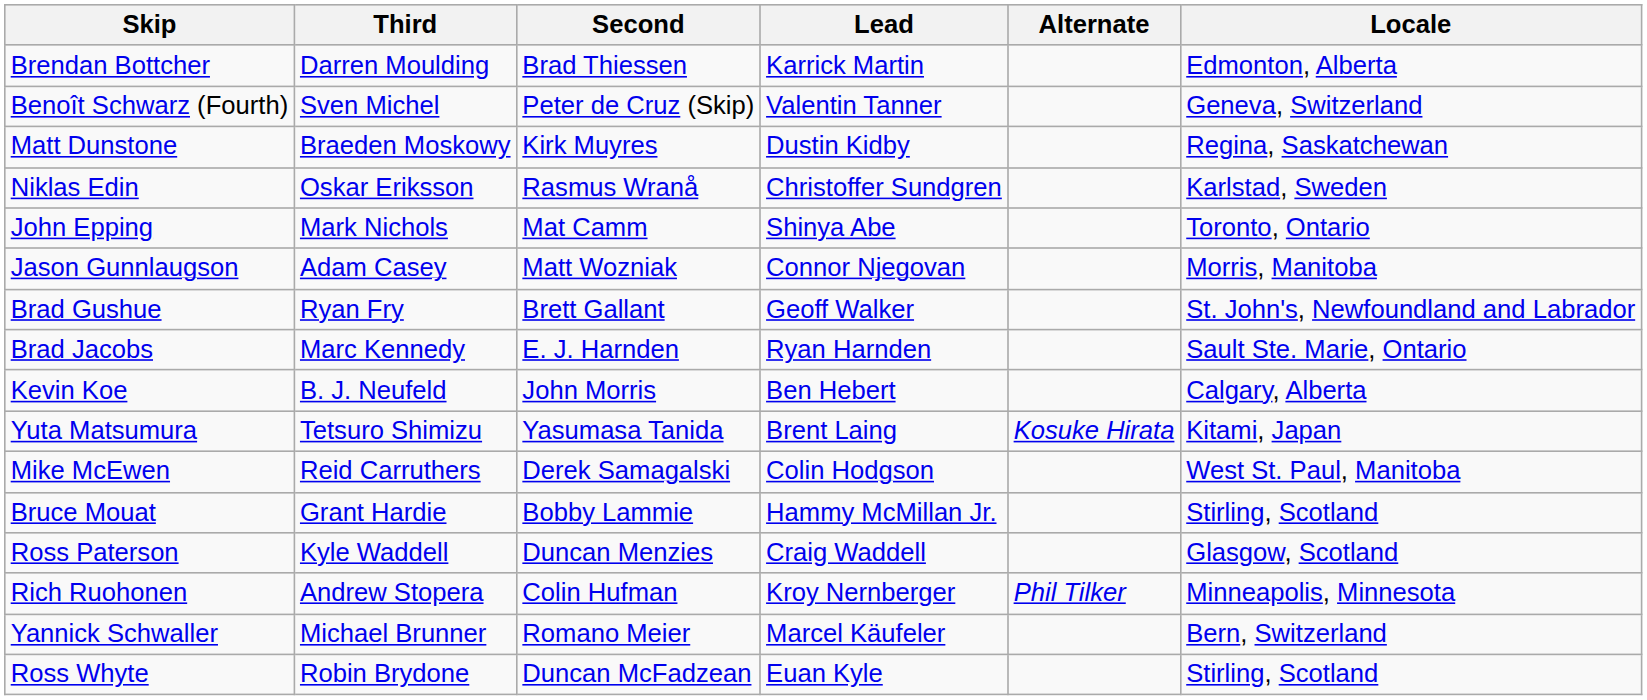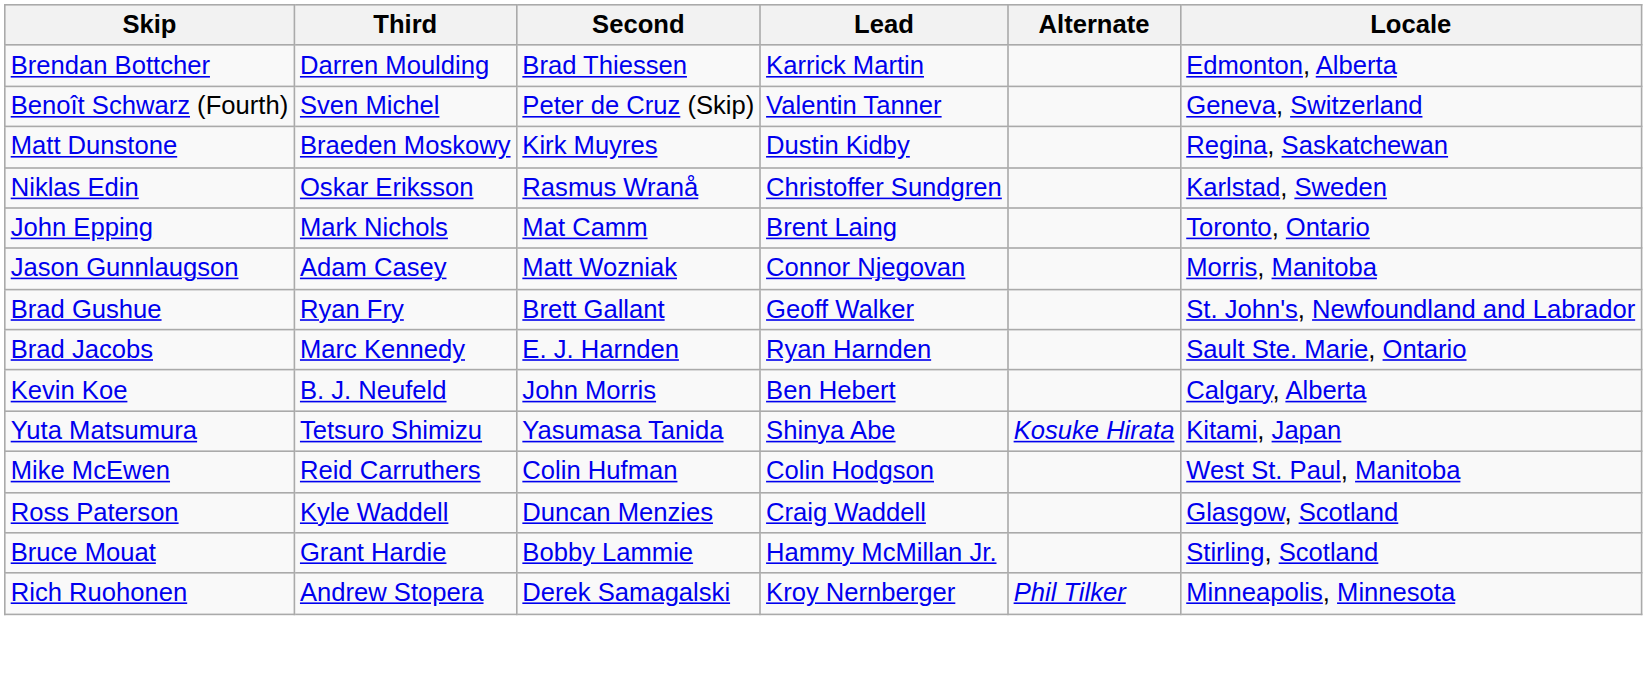(831, 227) Shinya Abe -> (832, 227) Brent Laing
(832, 430) Brent Laing -> (831, 430) Shinya Abe
(626, 471) Derek Samagalski -> (600, 471) Colin Hufman
rows swapped: (83, 512) <-> (95, 552)
(600, 593) Colin Hufman -> (626, 593) Derek Samagalski
- row: (114, 633)
- row: (80, 674)
